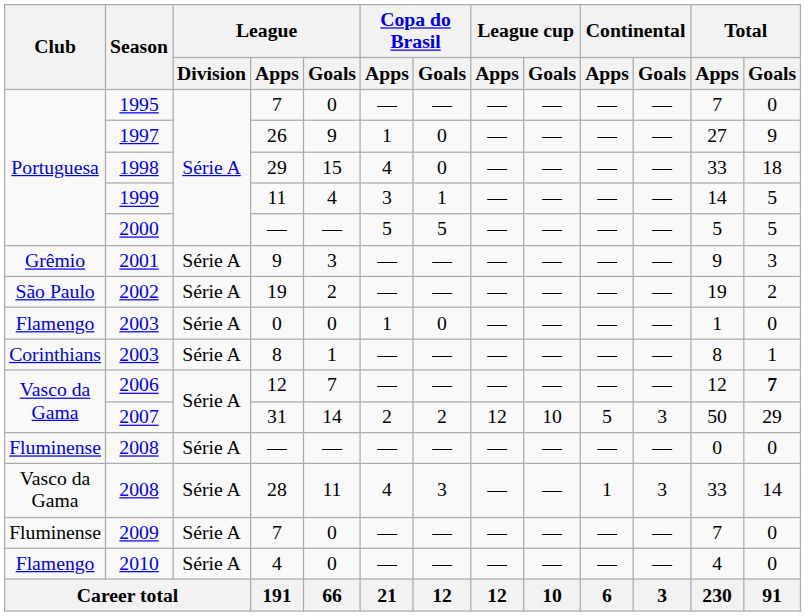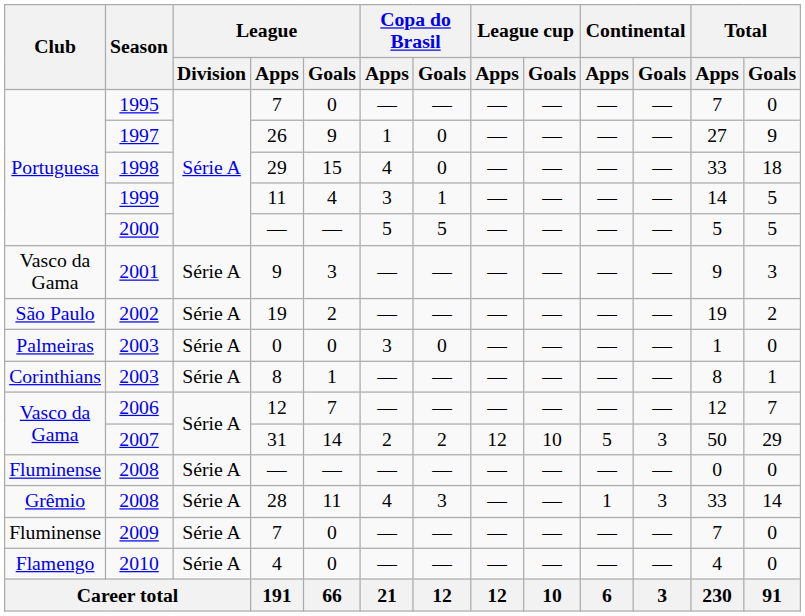(55, 260) Grêmio -> (55, 271) Vasco da Gama
(55, 323) Flamengo -> (55, 345) Palmeiras
(387, 323) 1 -> (387, 345) 3
(772, 385) bold -> (772, 407) normal
(55, 490) Vasco da Gama -> (55, 501) Grêmio
